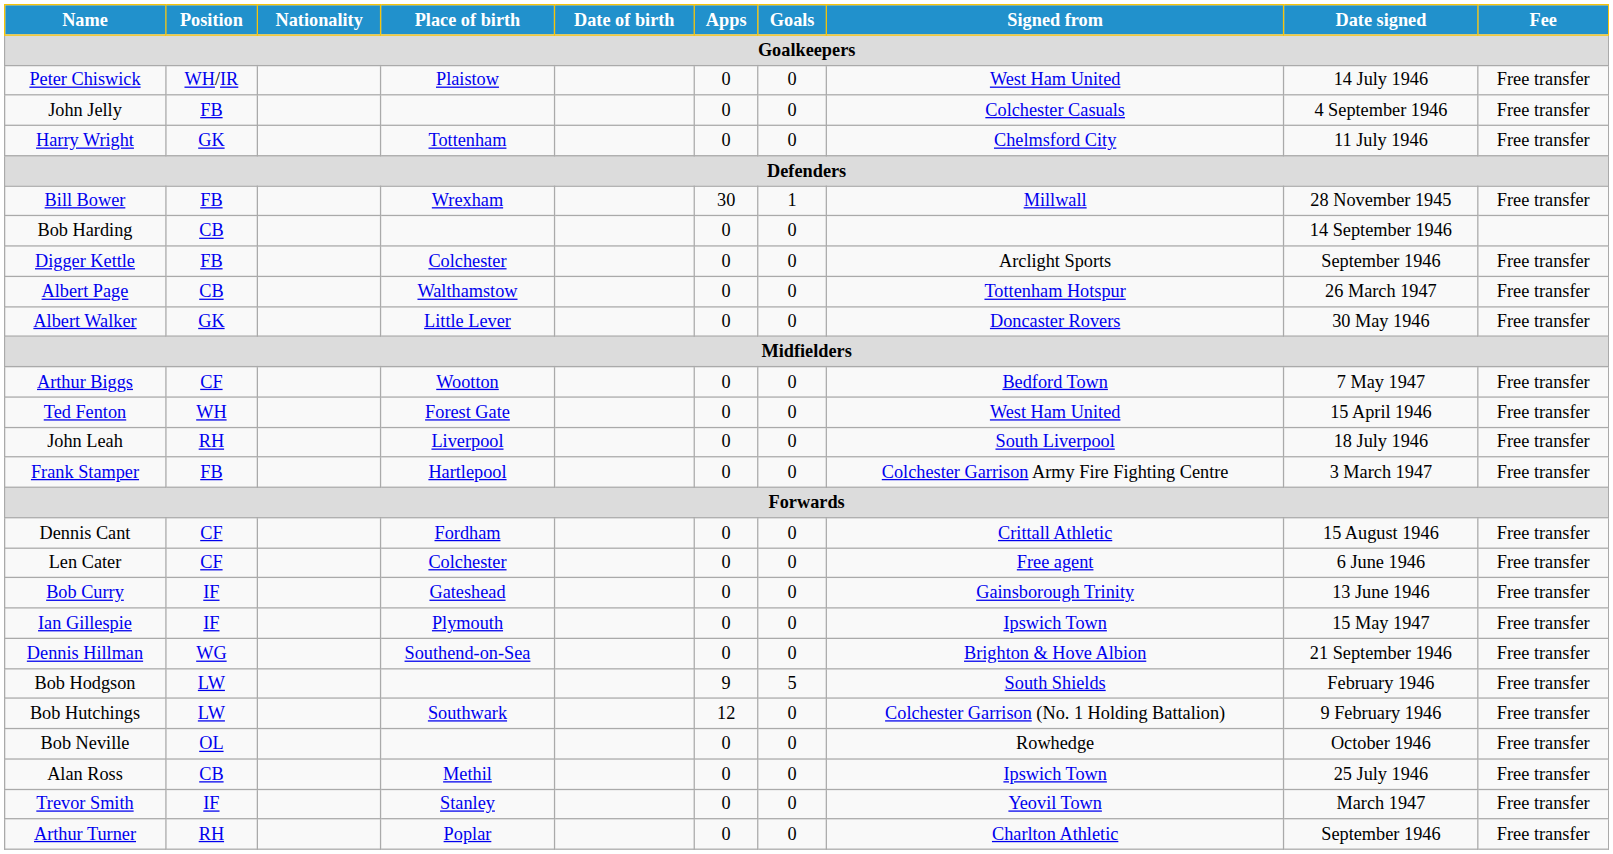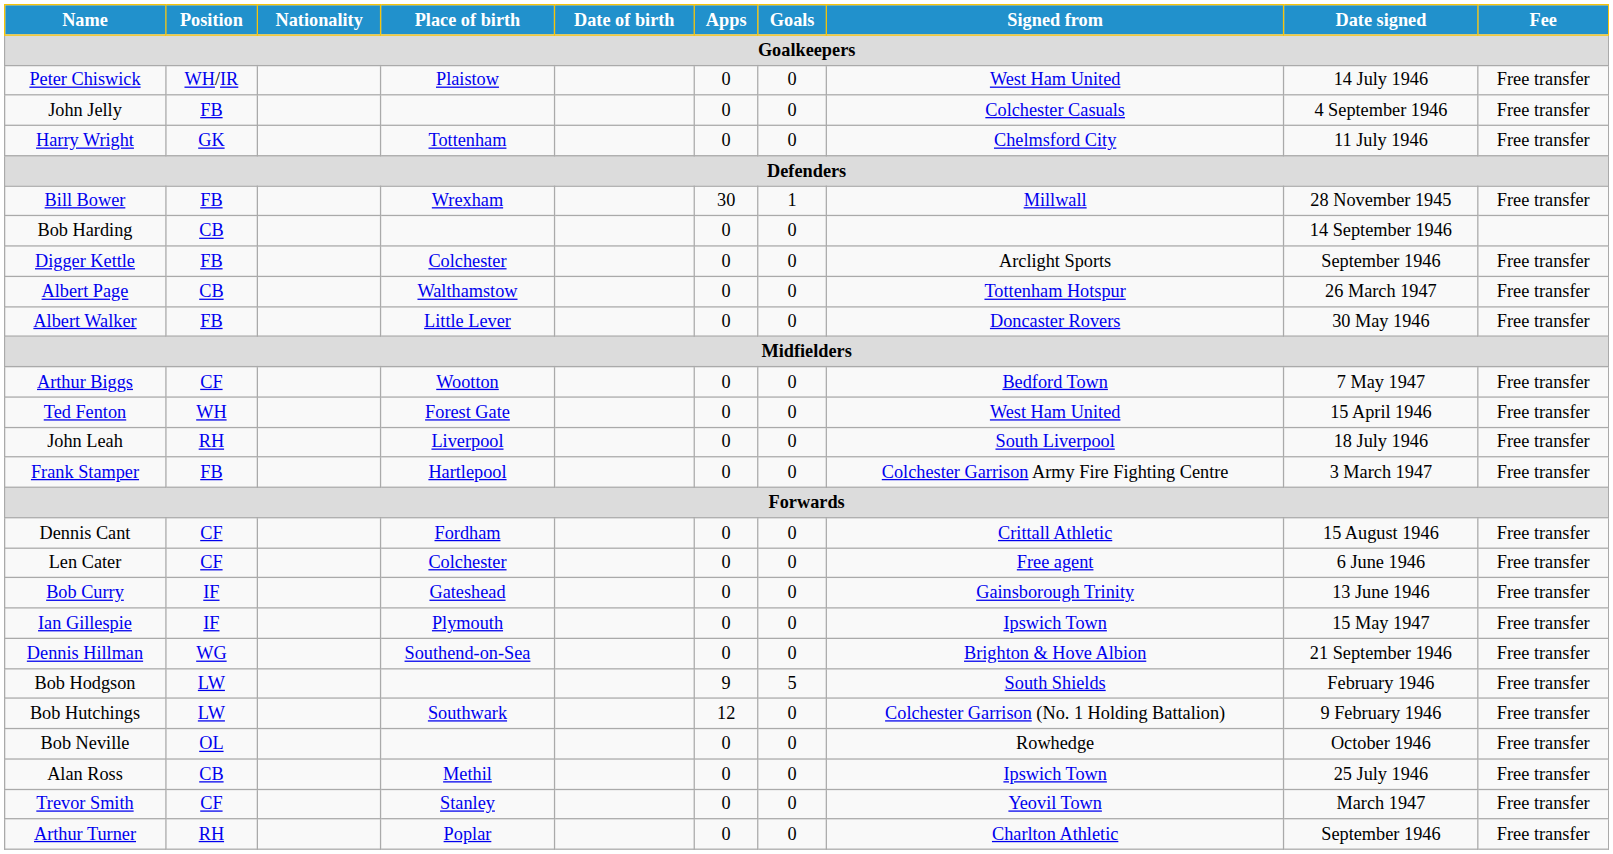(211, 321) GK -> (211, 321) FB
(211, 804) IF -> (211, 804) CF
